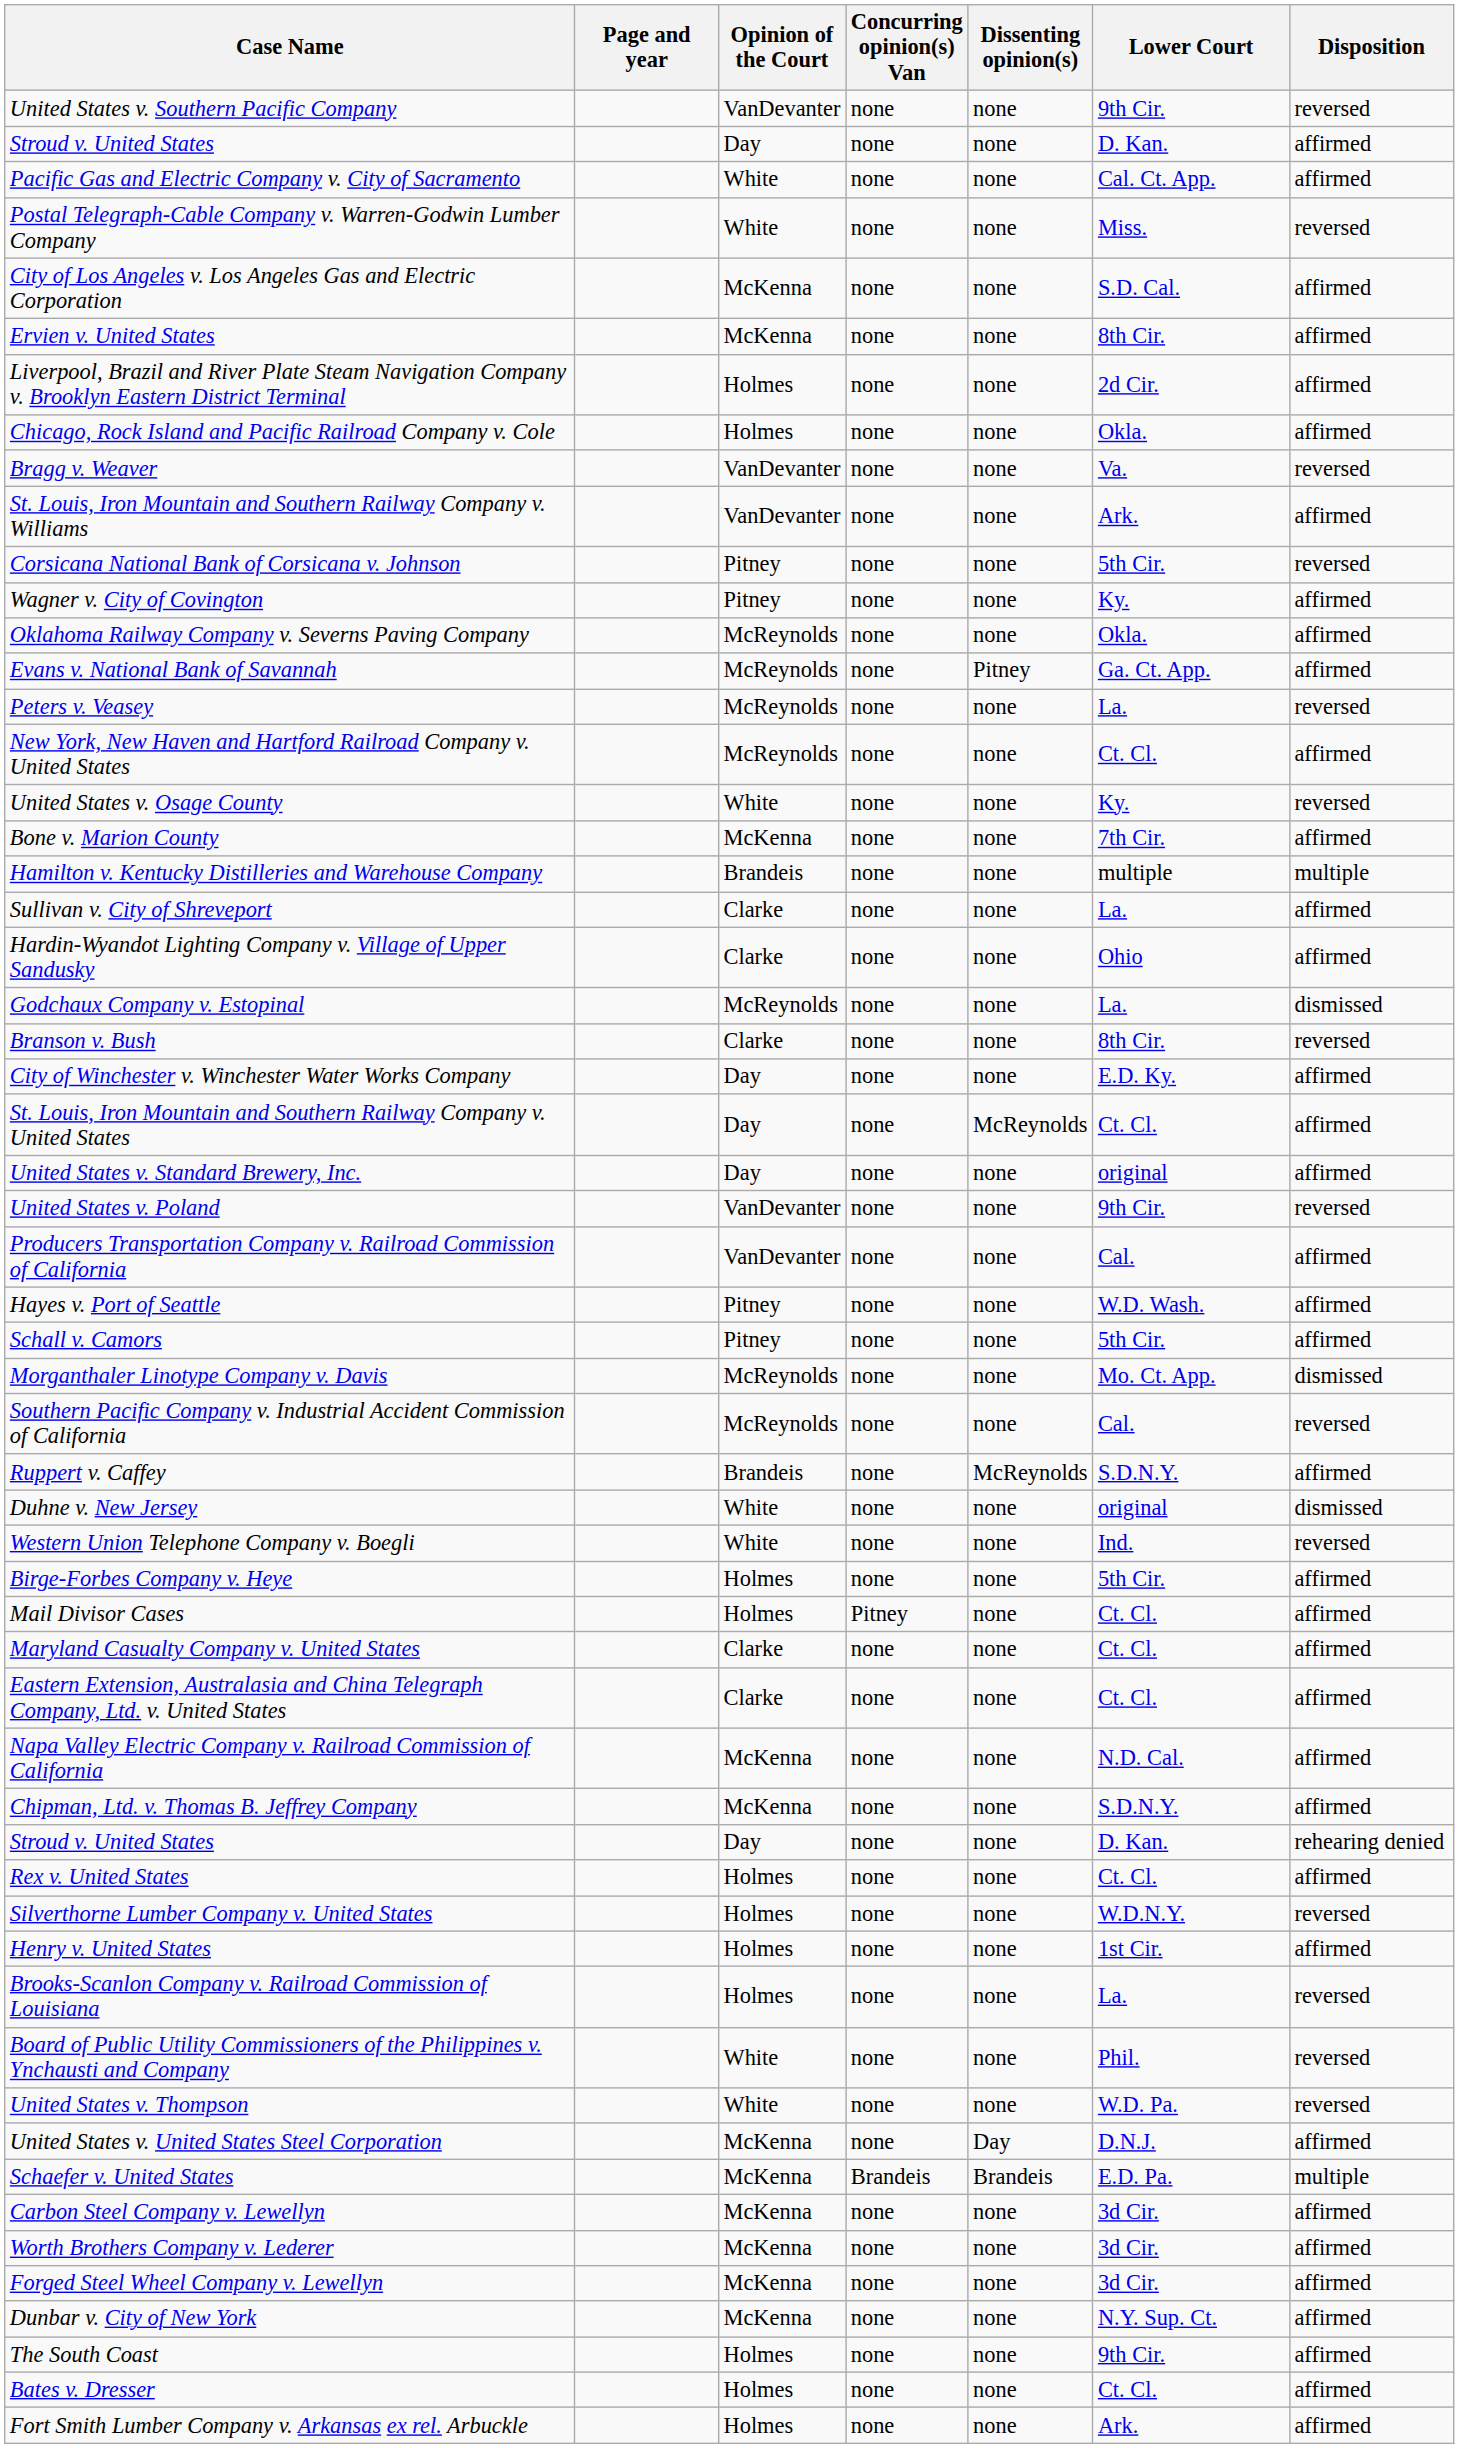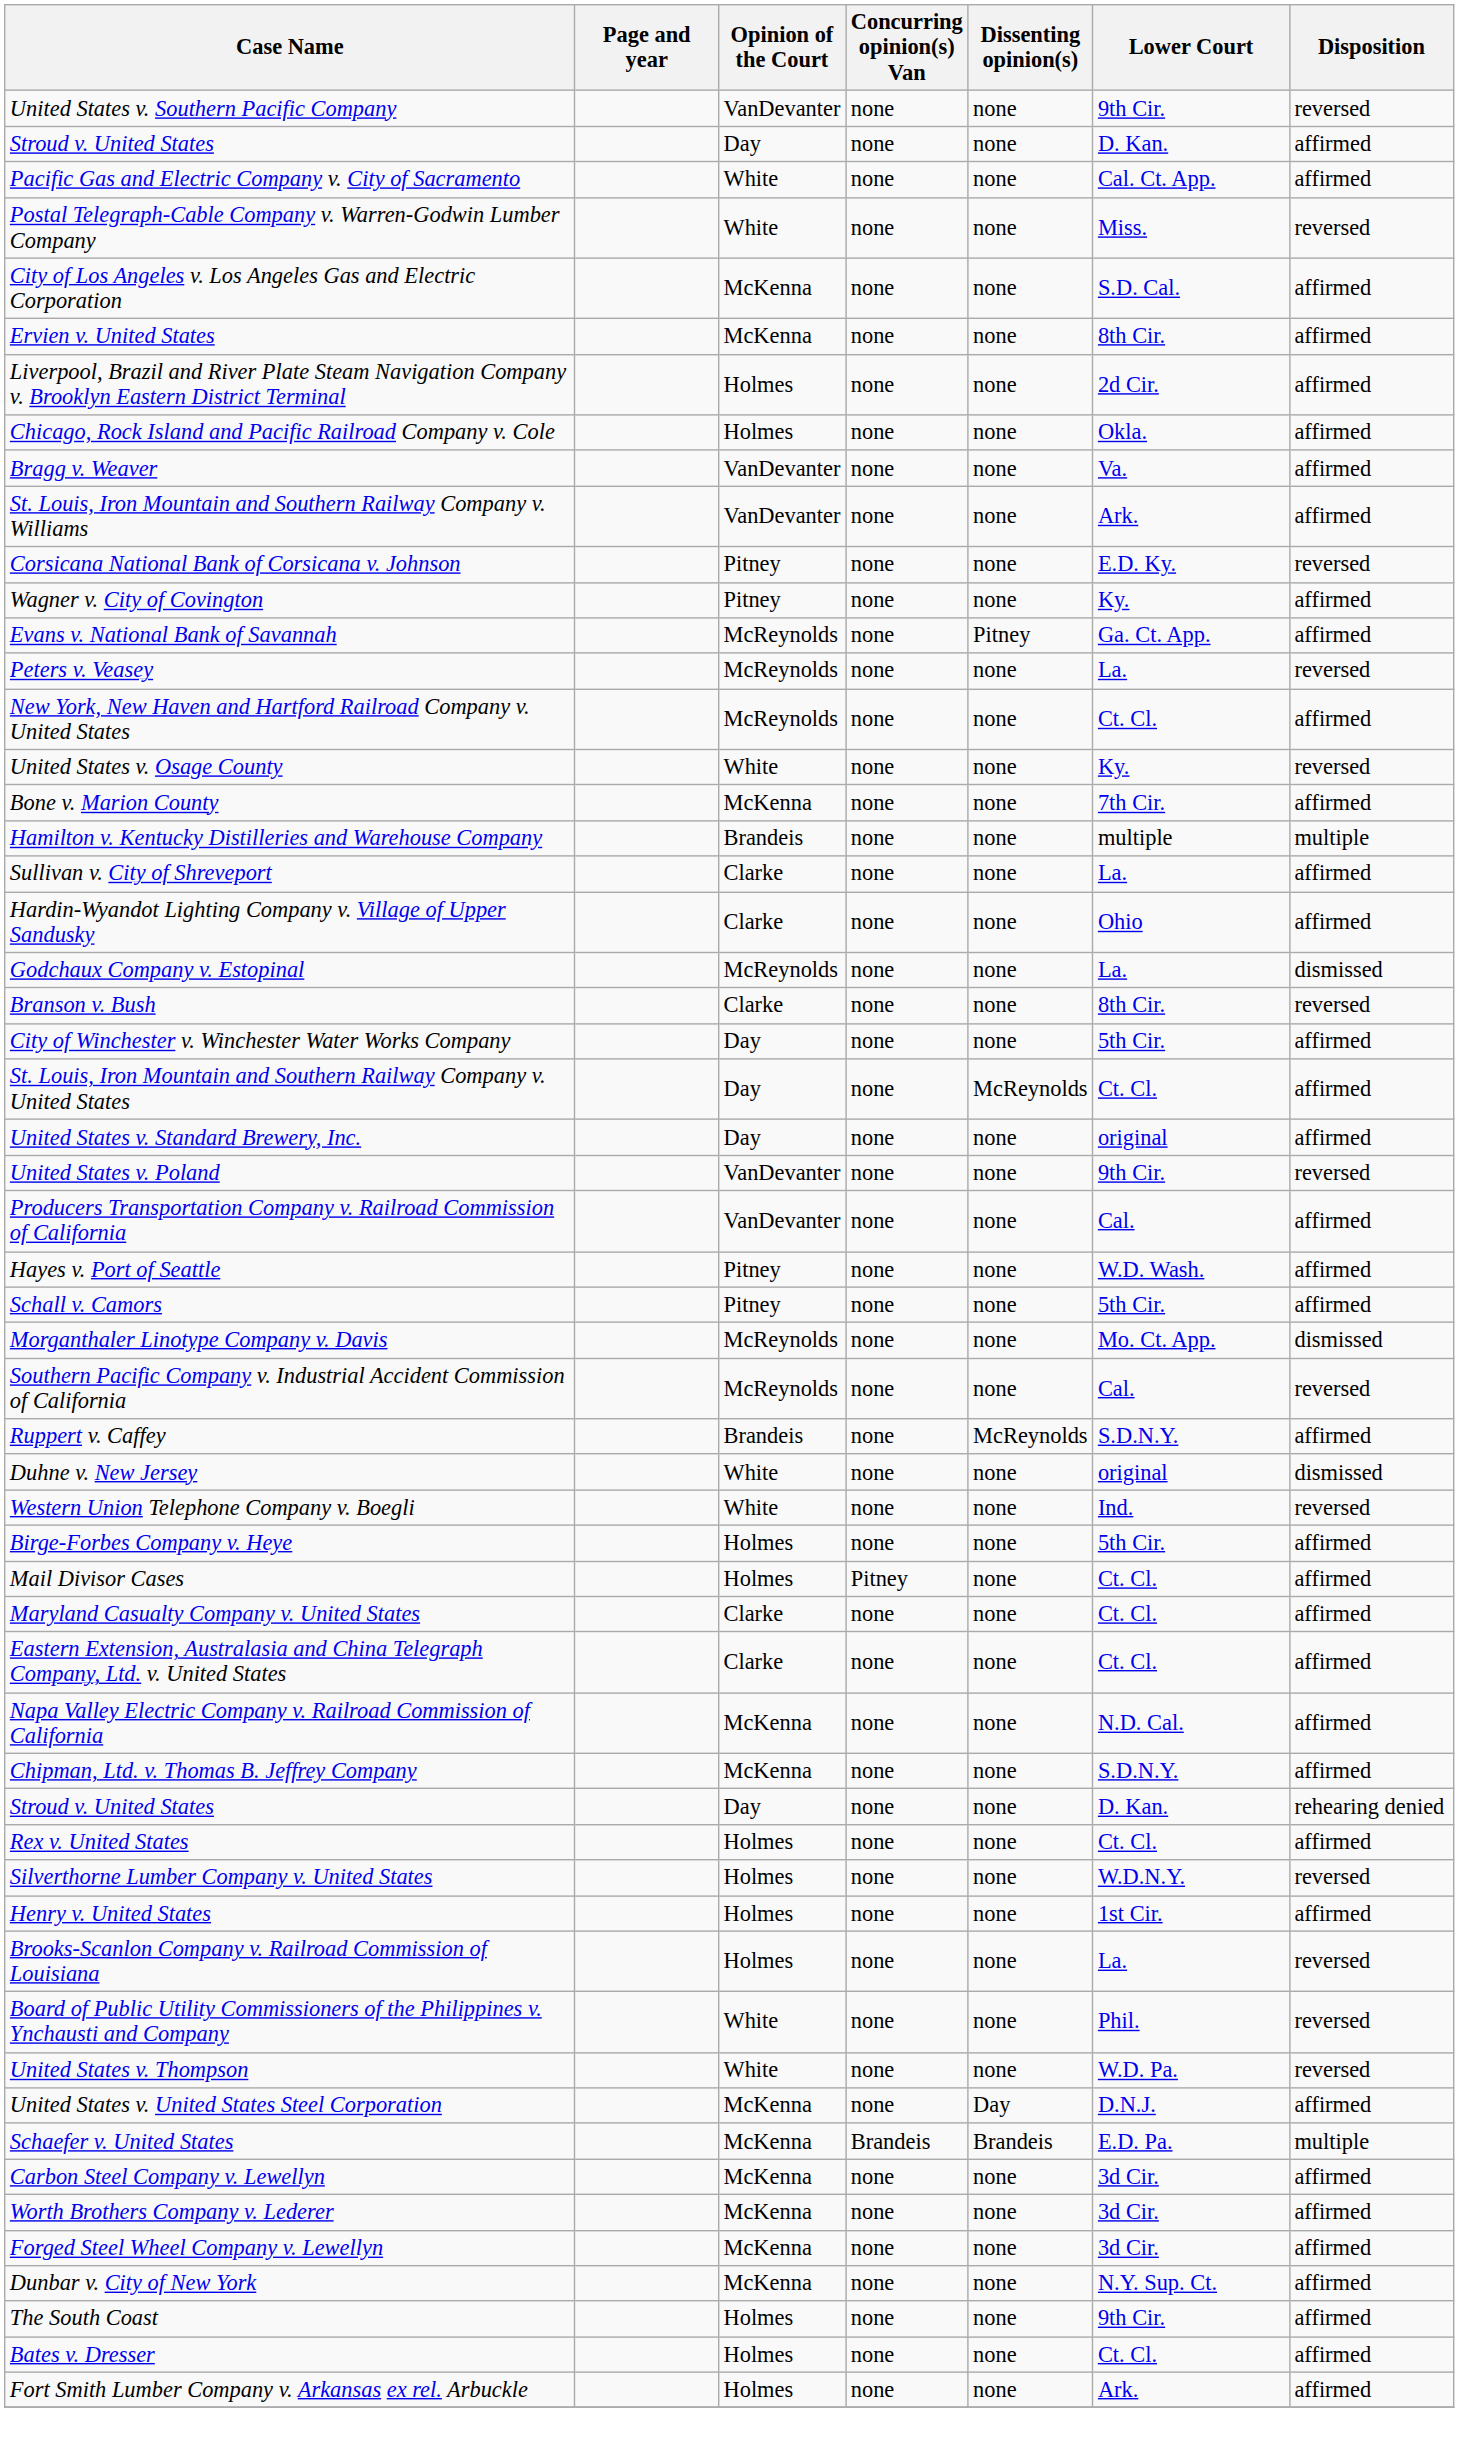(1332, 467) reversed -> (1333, 467) affirmed
(1132, 564) 5th Cir. -> (1137, 564) E.D. Ky.
- row: (269, 635)
(1137, 1076) E.D. Ky. -> (1132, 1040) 5th Cir.
